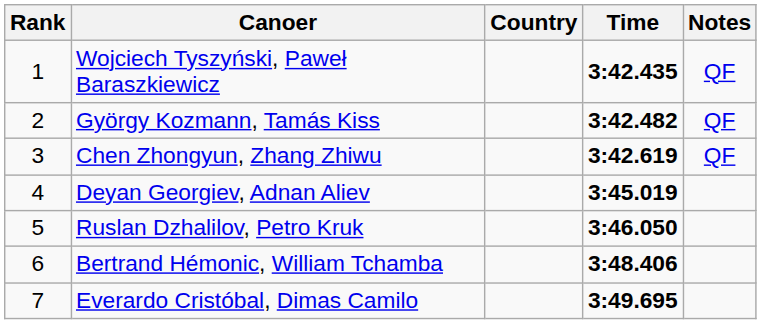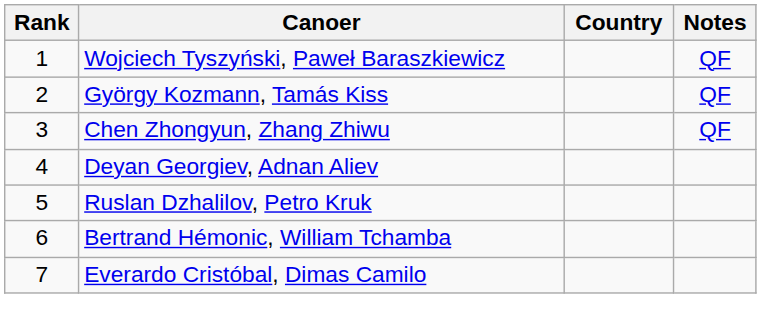- column: (633, 22)
